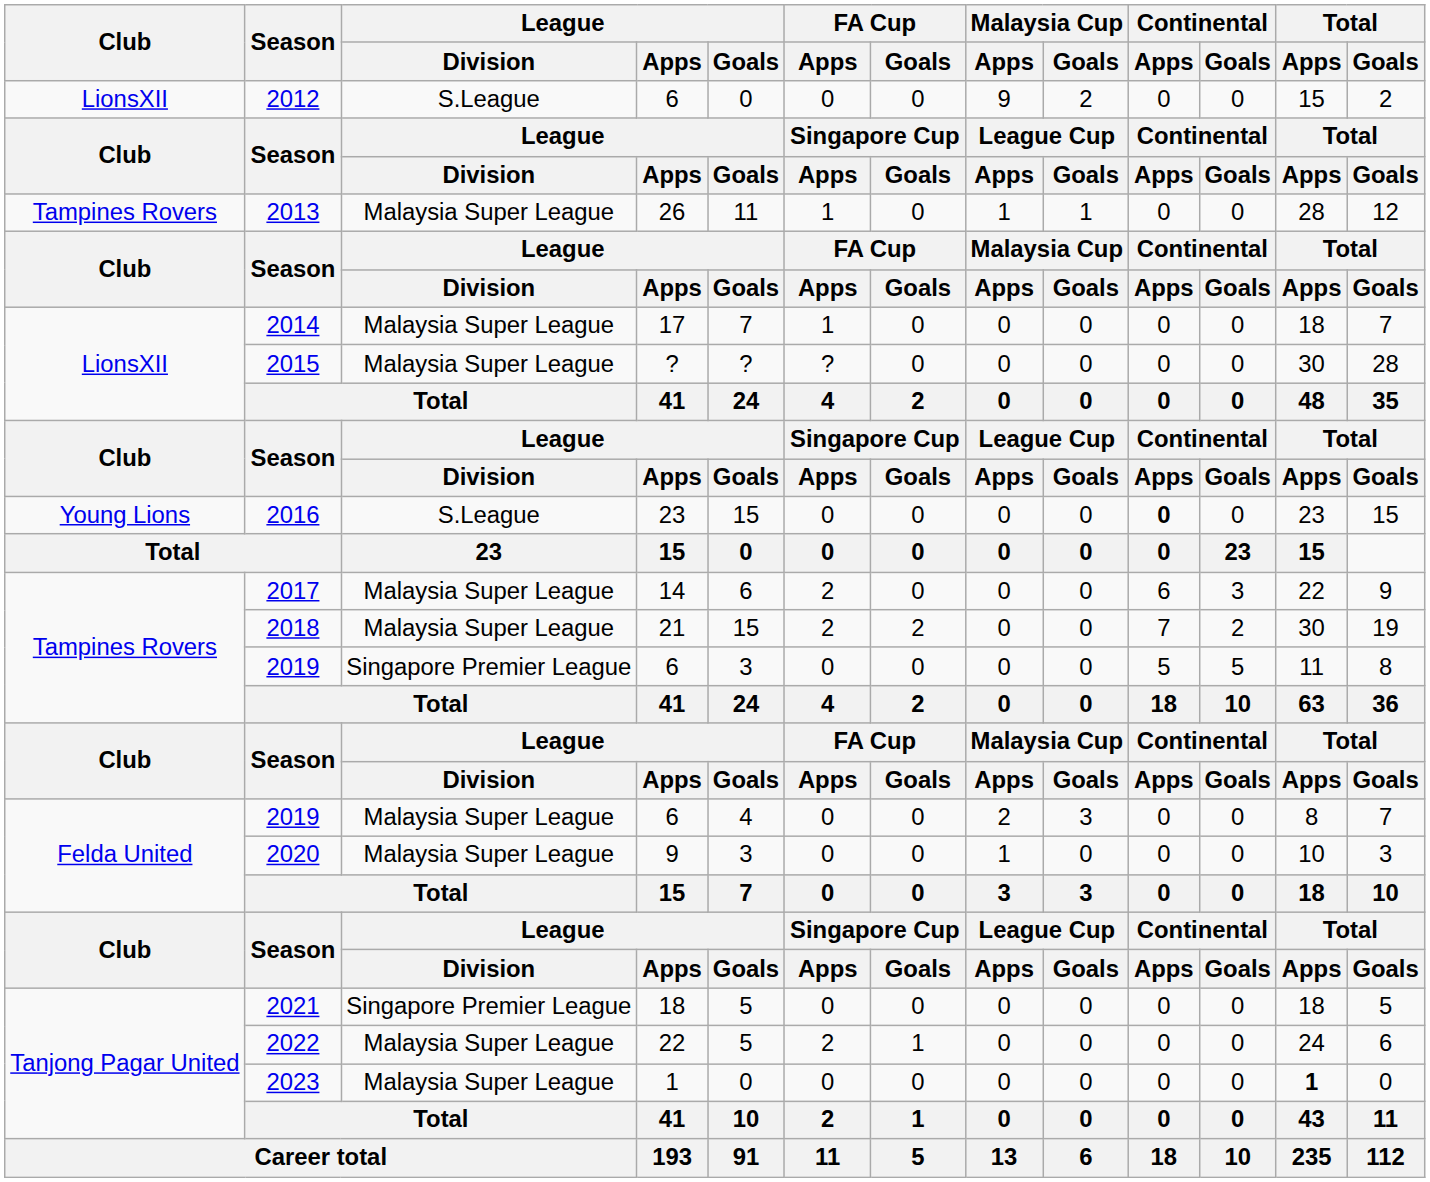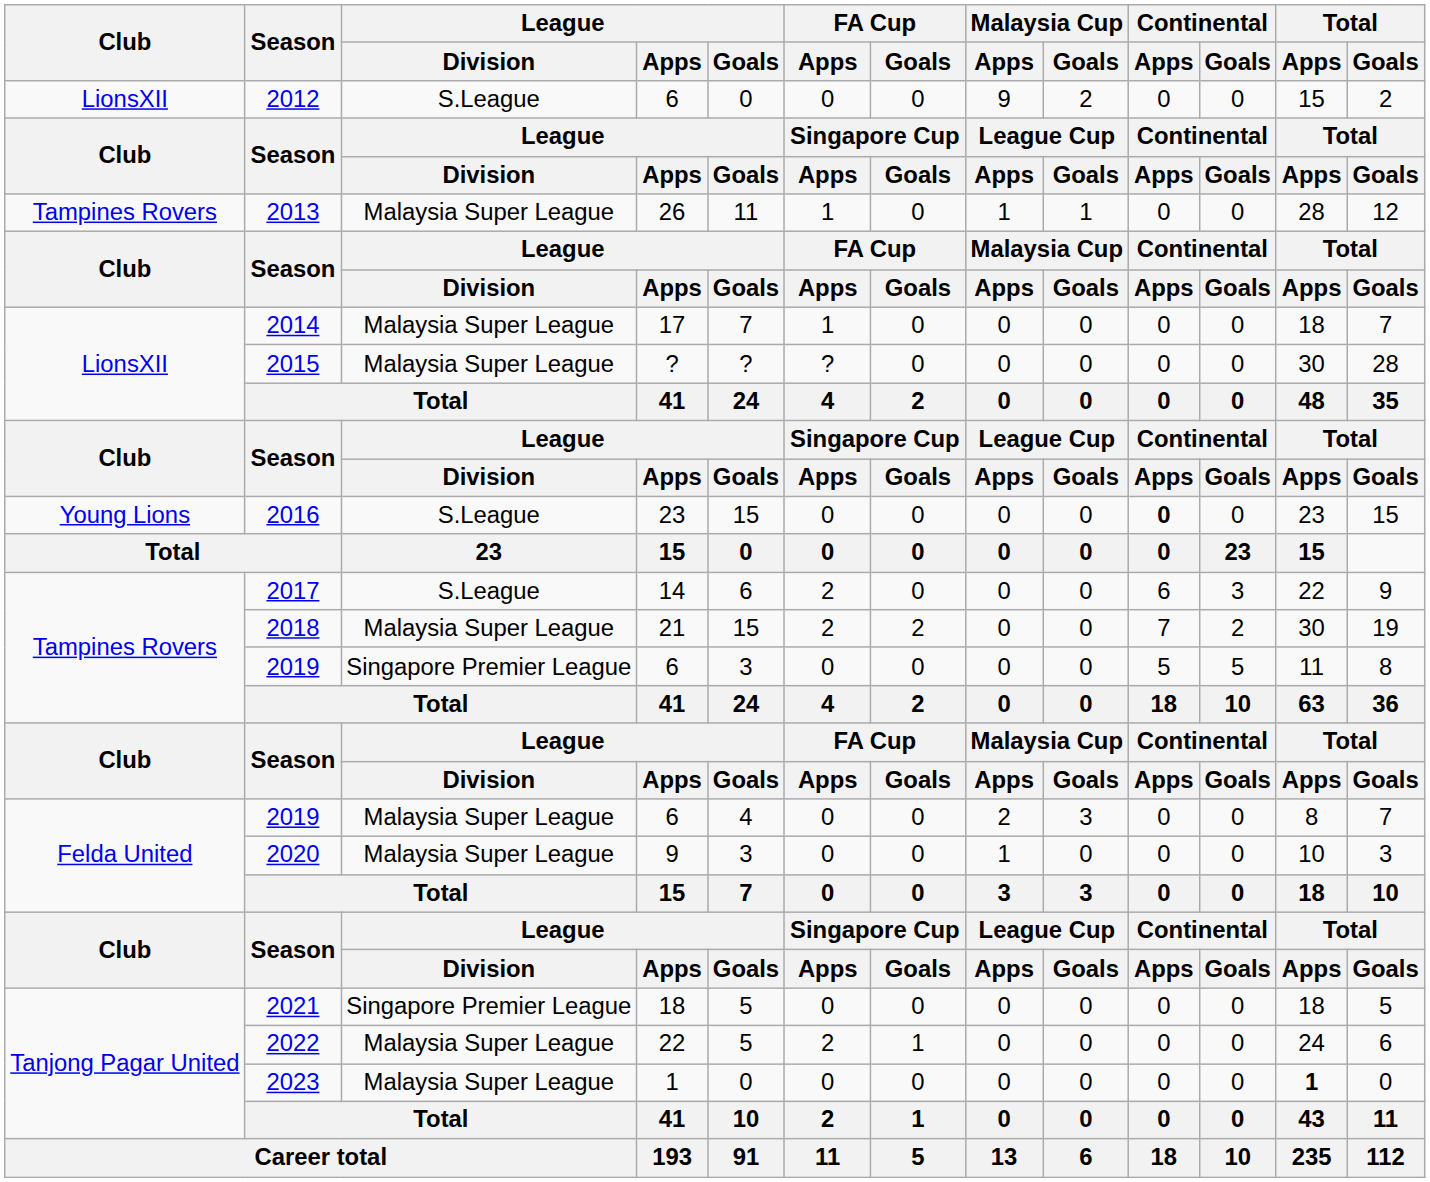(489, 590) Malaysia Super League -> (489, 590) S.League
